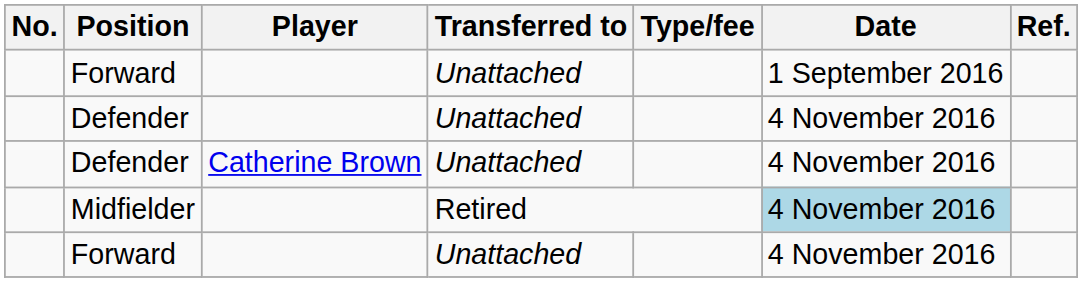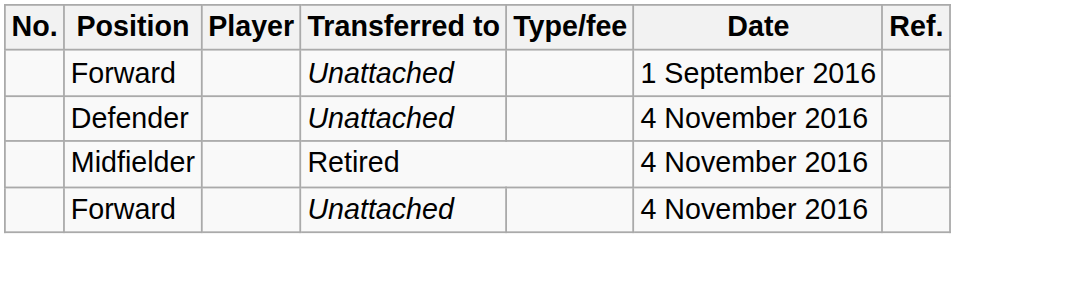- row: (130, 163)
(882, 208) lightblue background -> (754, 163) no background
